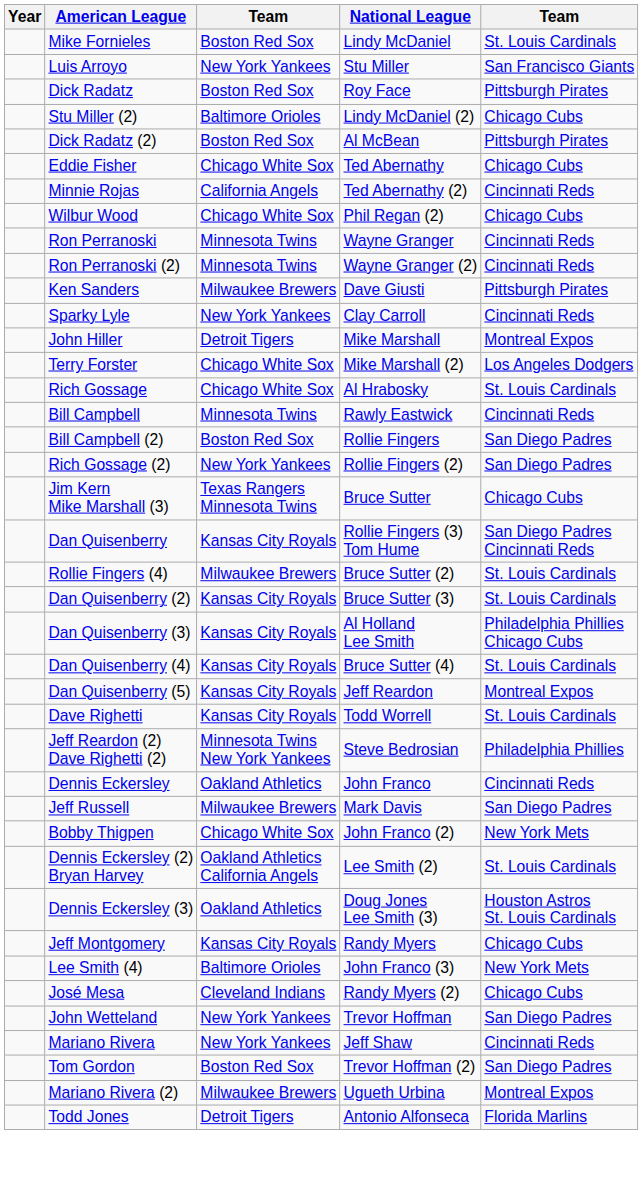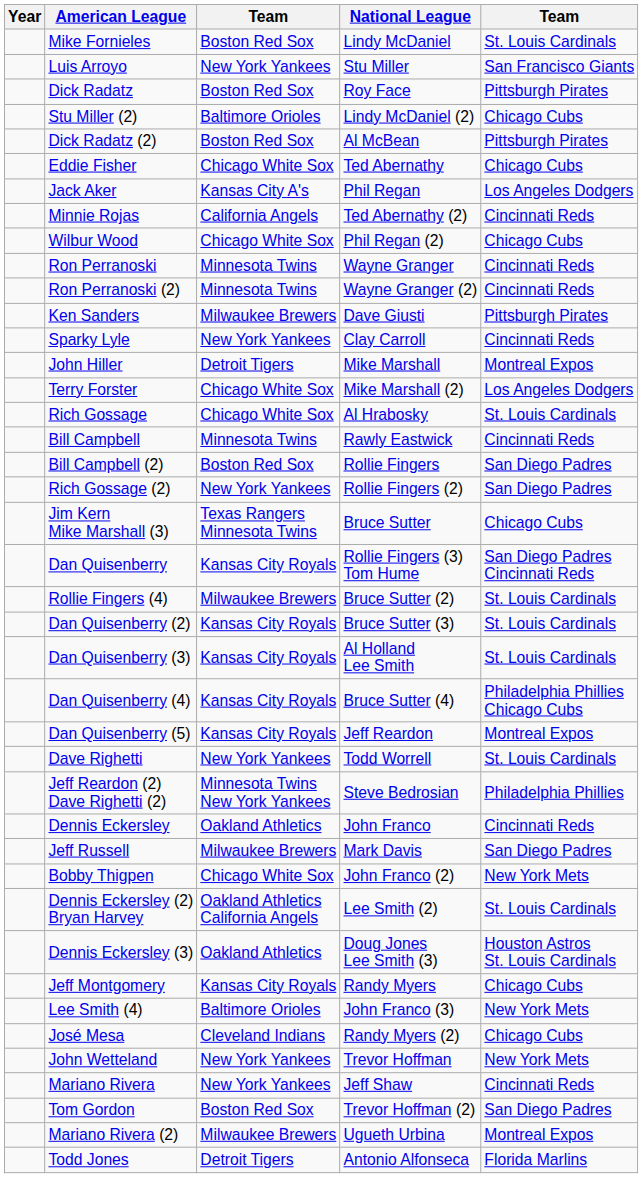+ row: (82, 191)
(554, 632) Philadelphia Phillies Chicago Cubs -> (550, 657) St. Louis Cardinals
(550, 666) St. Louis Cardinals -> (554, 700) Philadelphia Phillies Chicago Cubs
(268, 716) Kansas City Royals -> (265, 758) New York Yankees
(548, 1018) San Diego Padres -> (537, 1060) New York Mets
